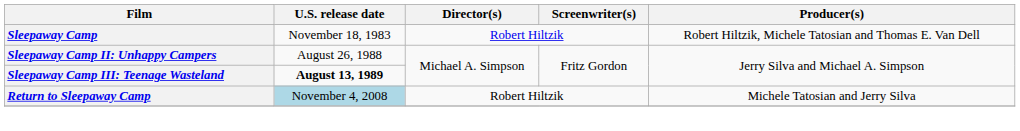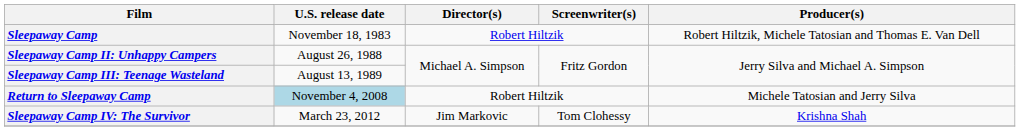(340, 75) bold -> (340, 75) normal
+ row: (99, 116)
